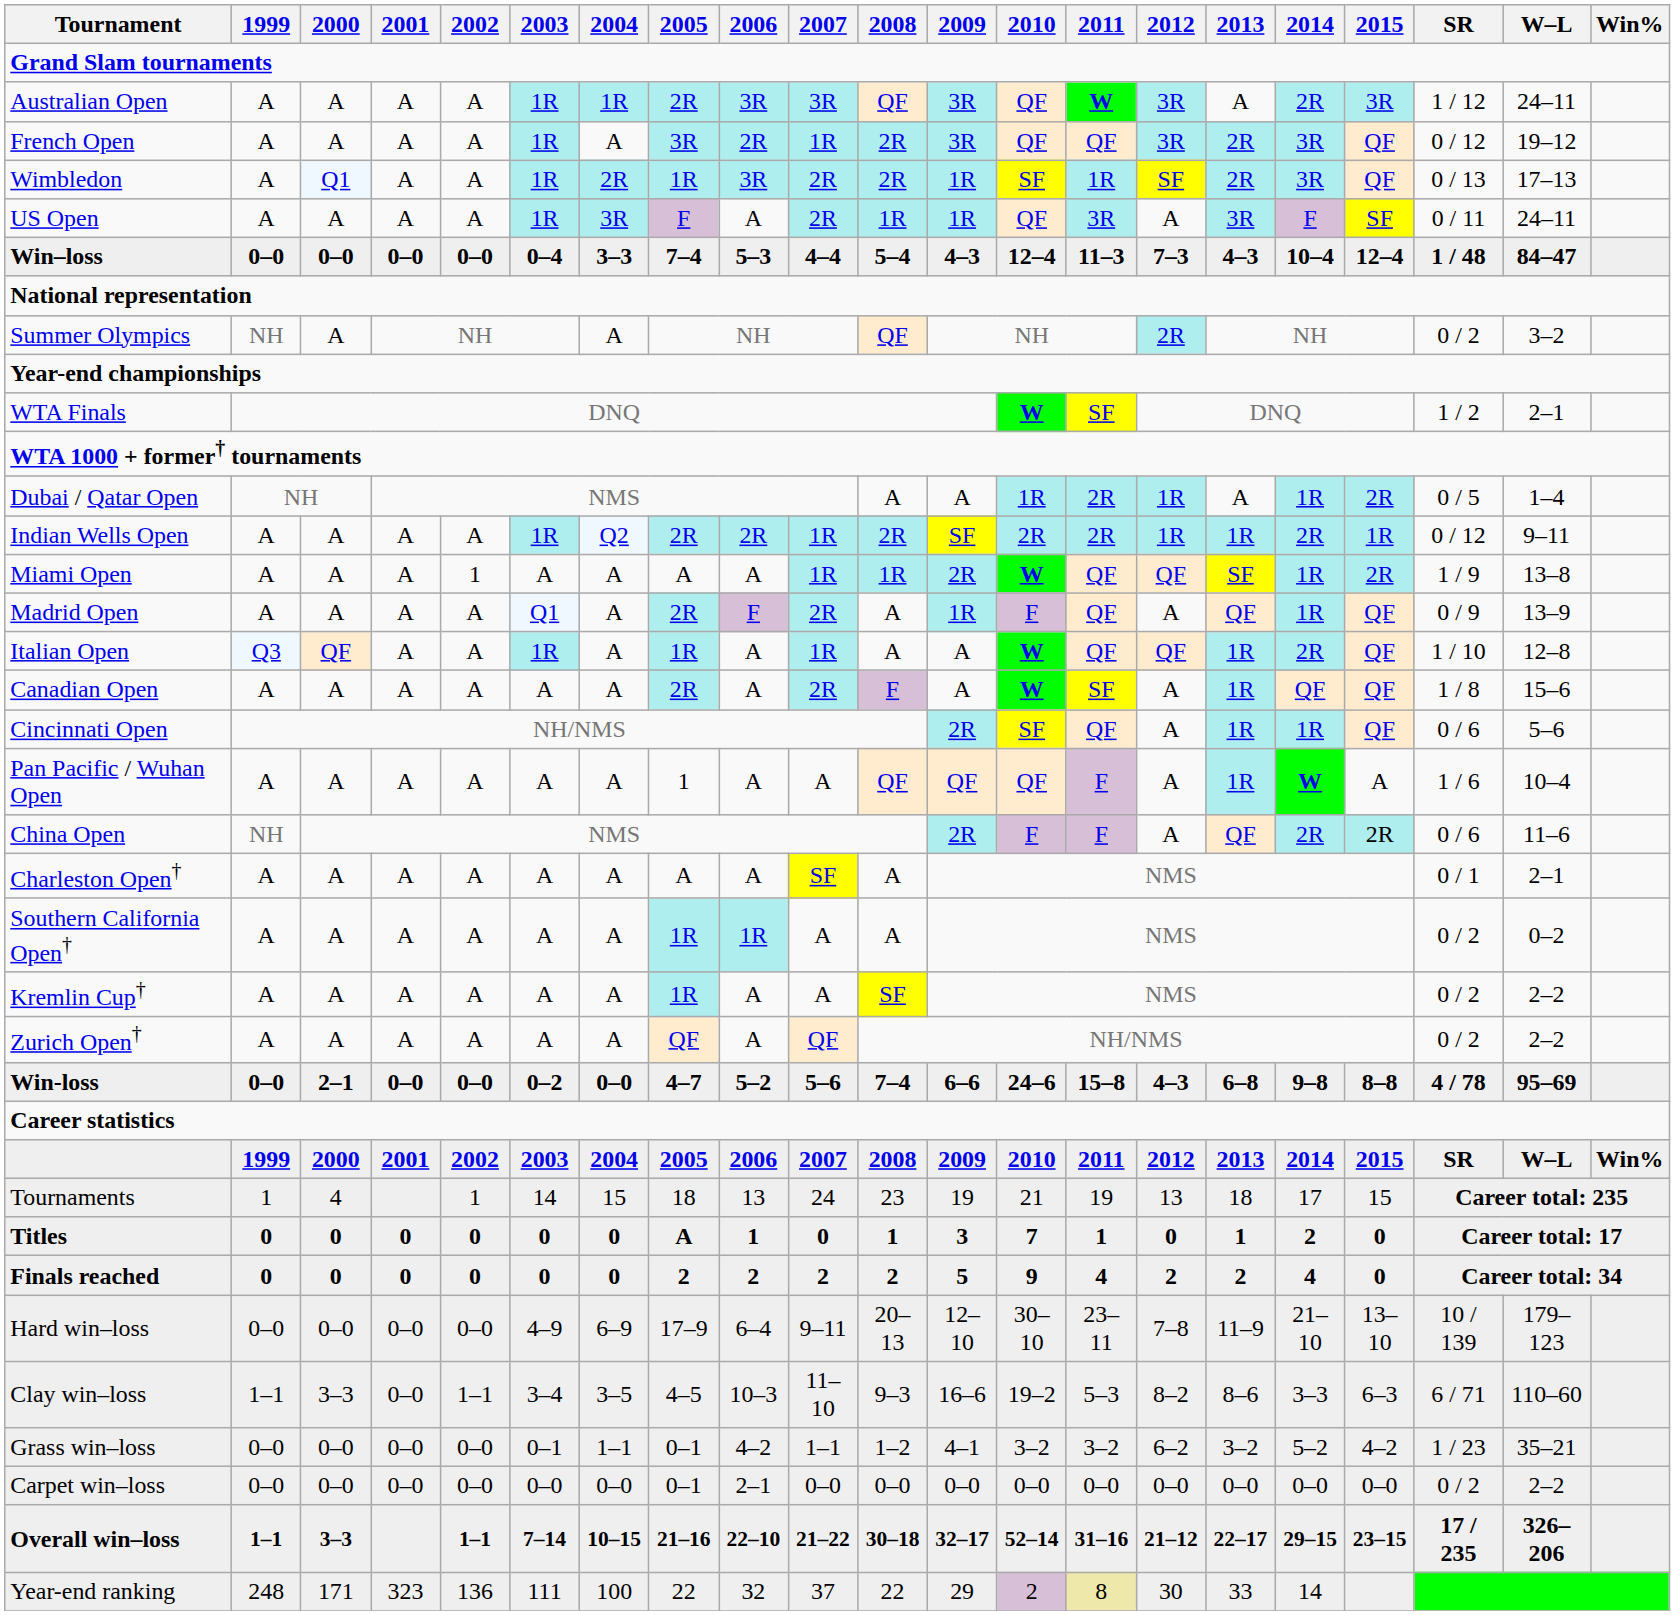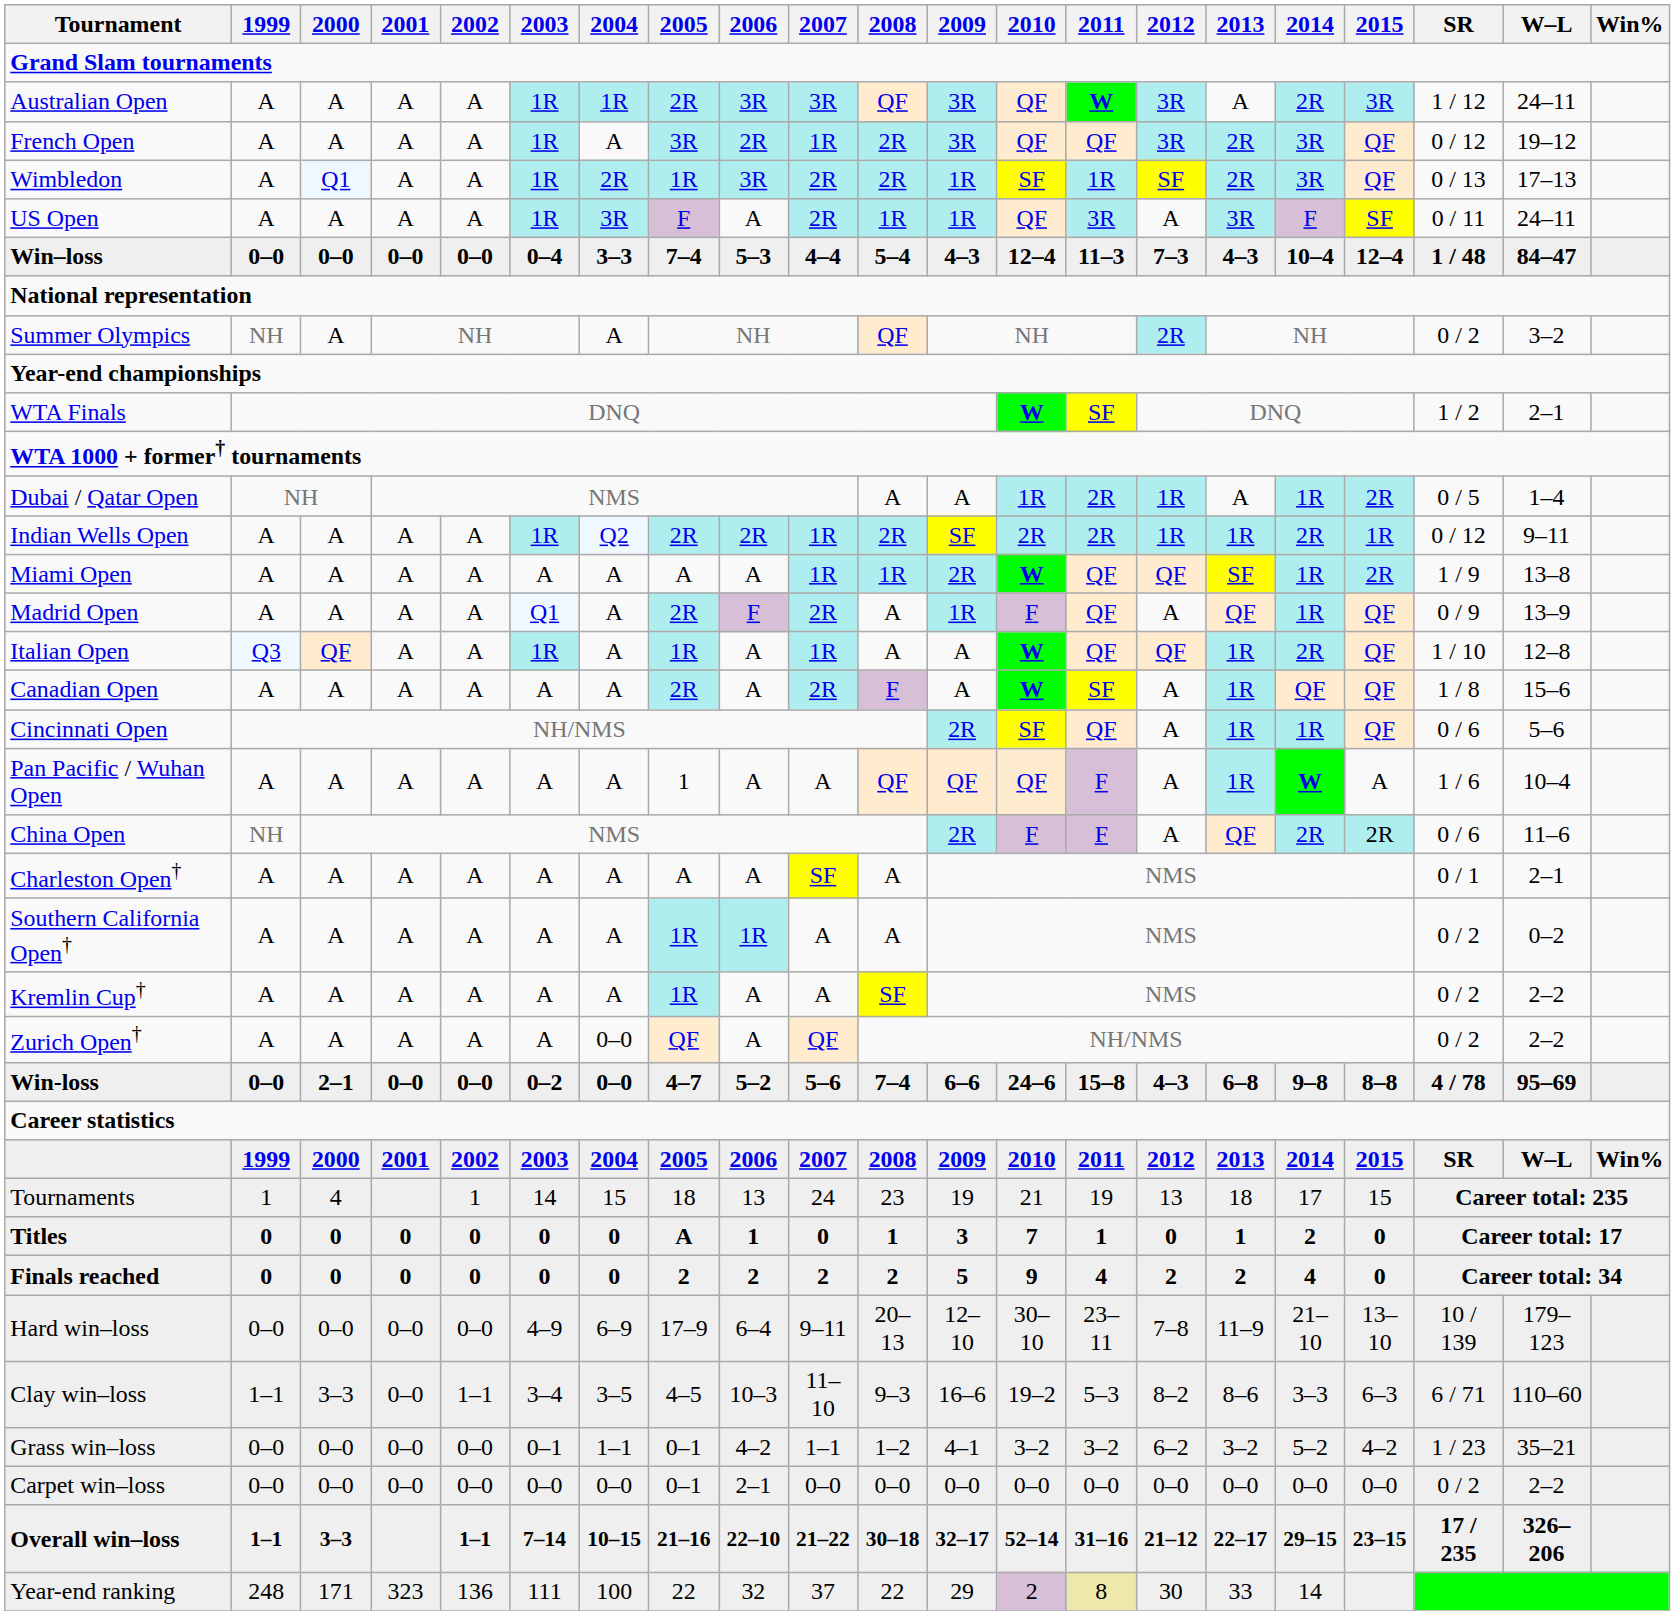(475, 572) 1 -> (475, 572) A
(614, 1038) A -> (614, 1038) 0–0
